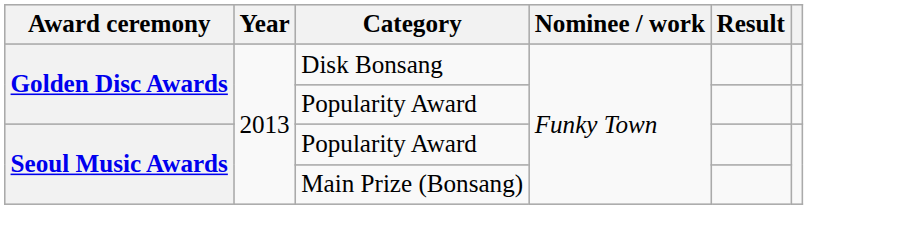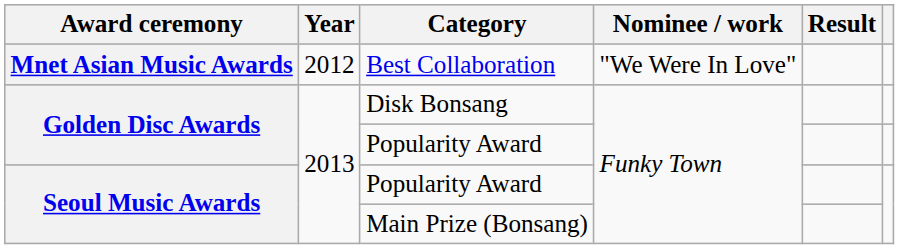+ row: (152, 64)
